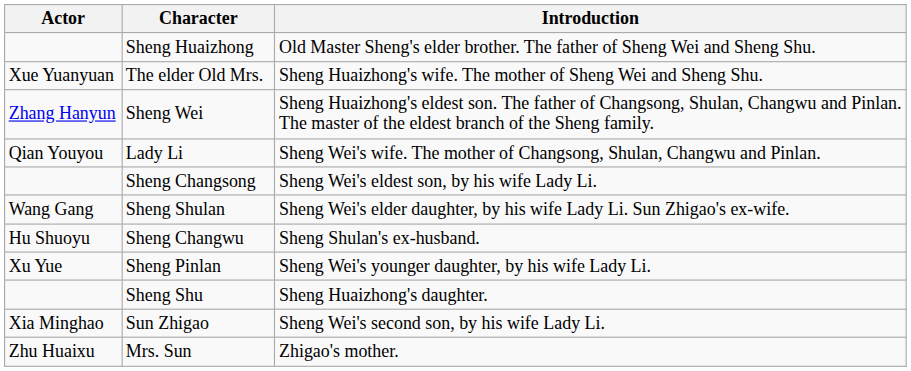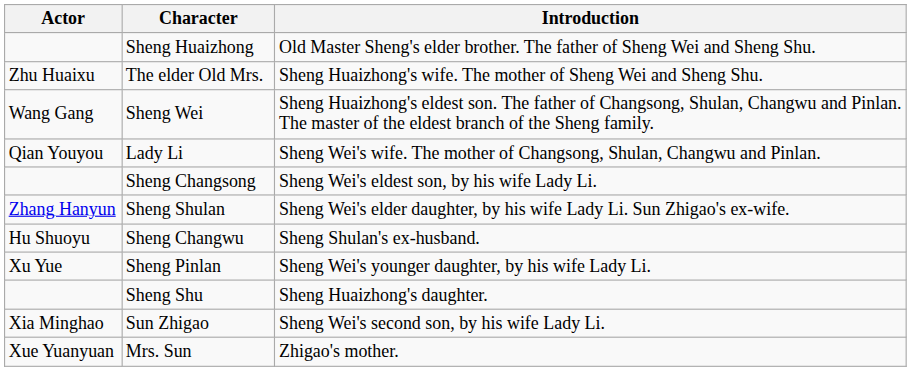(61, 75) Xue Yuanyuan -> (52, 75) Zhu Huaixu
(62, 114) Zhang Hanyun -> (51, 114) Wang Gang
(51, 209) Wang Gang -> (62, 209) Zhang Hanyun
(52, 351) Zhu Huaixu -> (61, 351) Xue Yuanyuan
